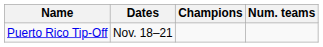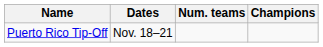columns swapped: (282, 13) <-> (210, 13)
